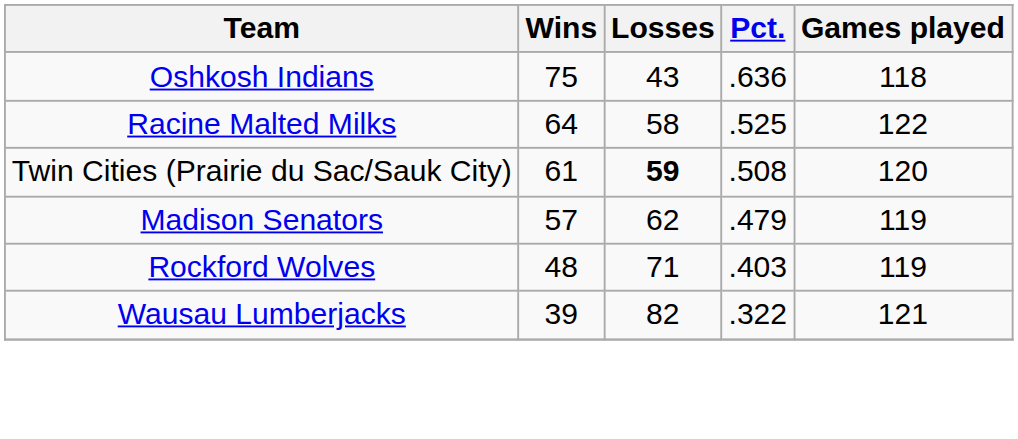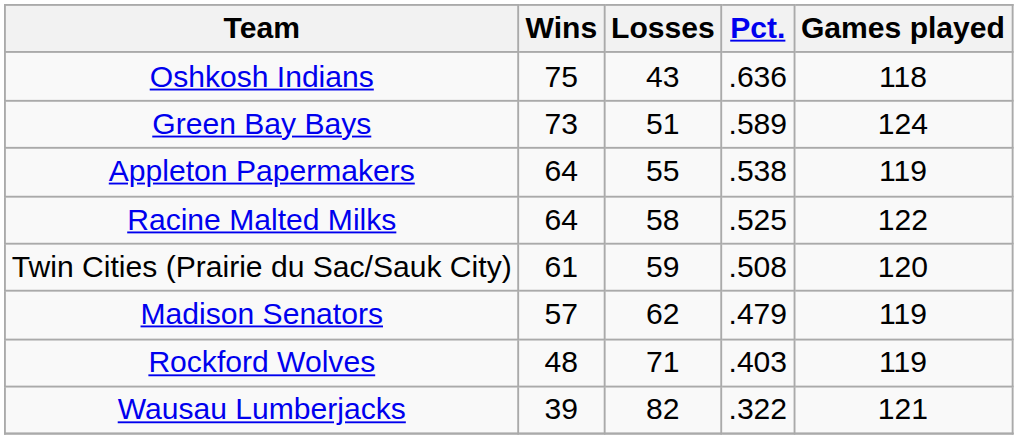+ row: (262, 123)
+ row: (262, 171)
(663, 171) bold -> (663, 266) normal
